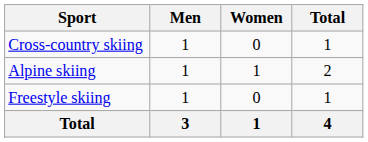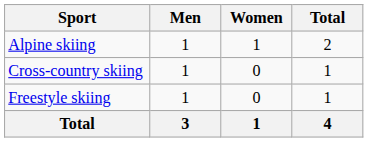rows swapped: (52, 71) <-> (76, 44)
